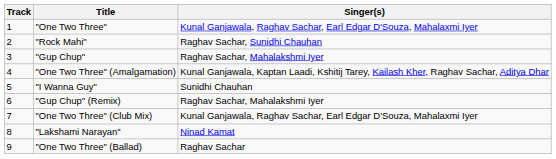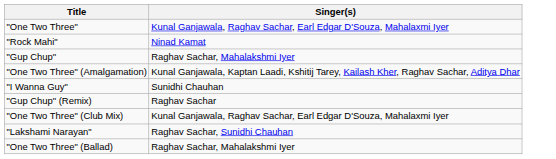- column: (19, 12)
(251, 42) Raghav Sachar, Sunidhi Chauhan -> (178, 42) Ninad Kamat
(252, 101) Raghav Sachar, Mahalakshmi Iyer -> (184, 101) Raghav Sachar
(207, 131) Ninad Kamat -> (222, 131) Raghav Sachar, Sunidhi Chauhan
(213, 146) Raghav Sachar -> (223, 146) Raghav Sachar, Mahalakshmi Iyer
